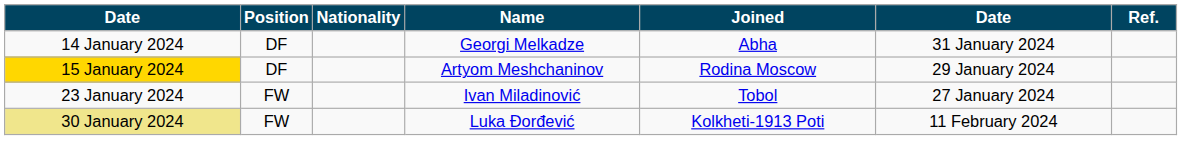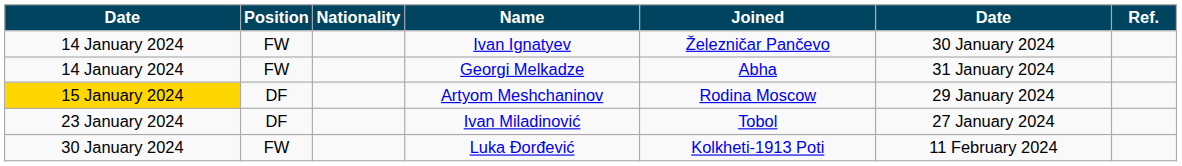+ row: (522, 44)
(276, 44) DF -> (276, 70) FW
(276, 96) FW -> (276, 122) DF
(122, 122) khaki background -> (122, 148) no background
